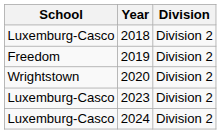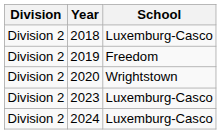columns swapped: (61, 14) <-> (184, 14)
